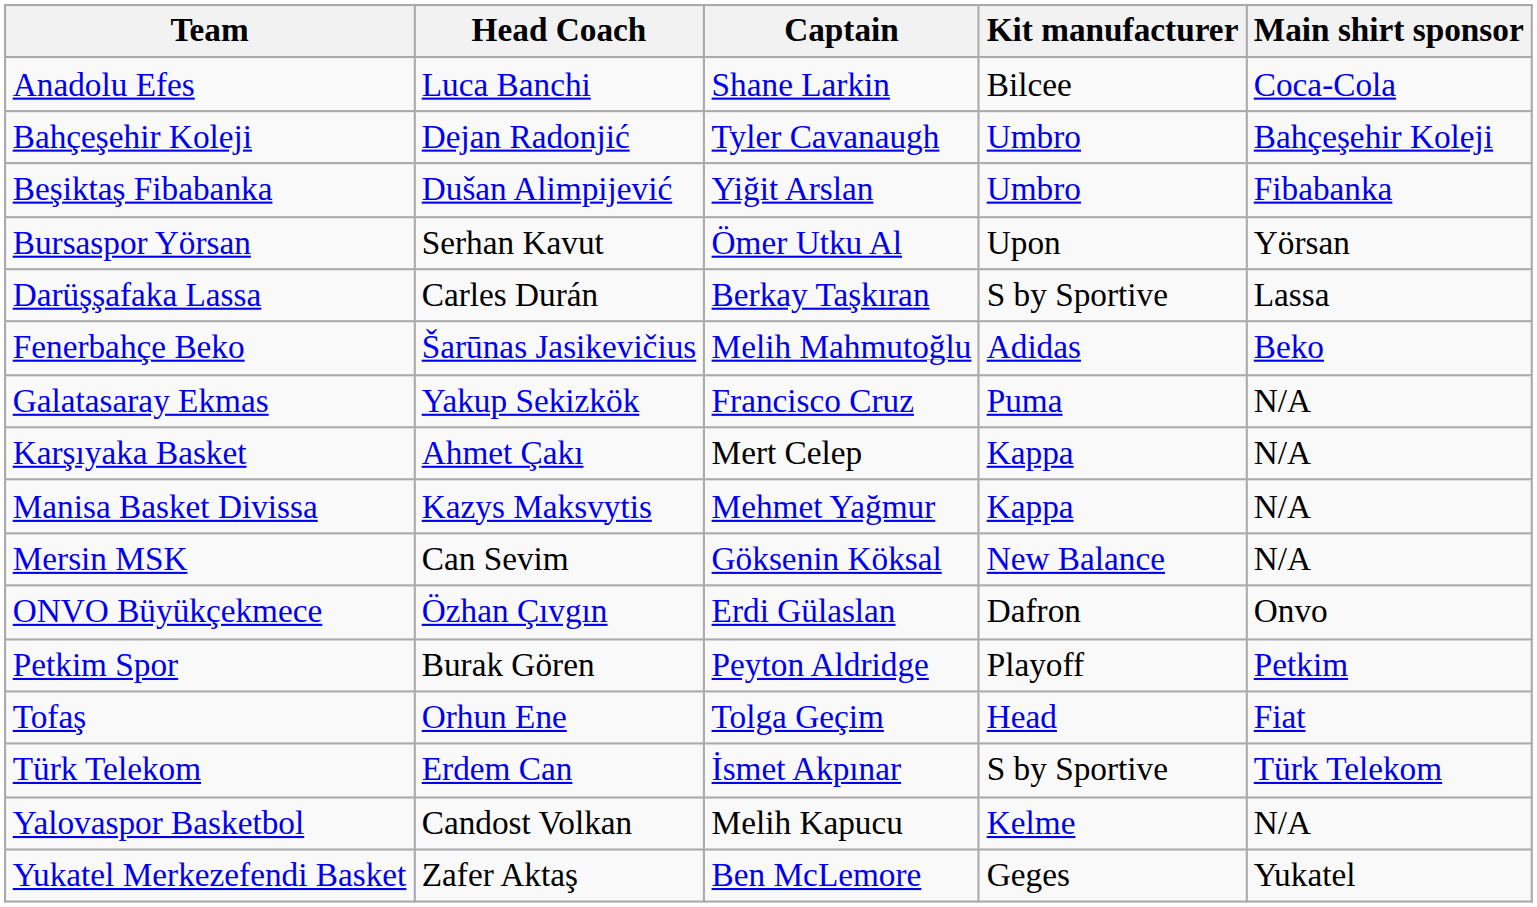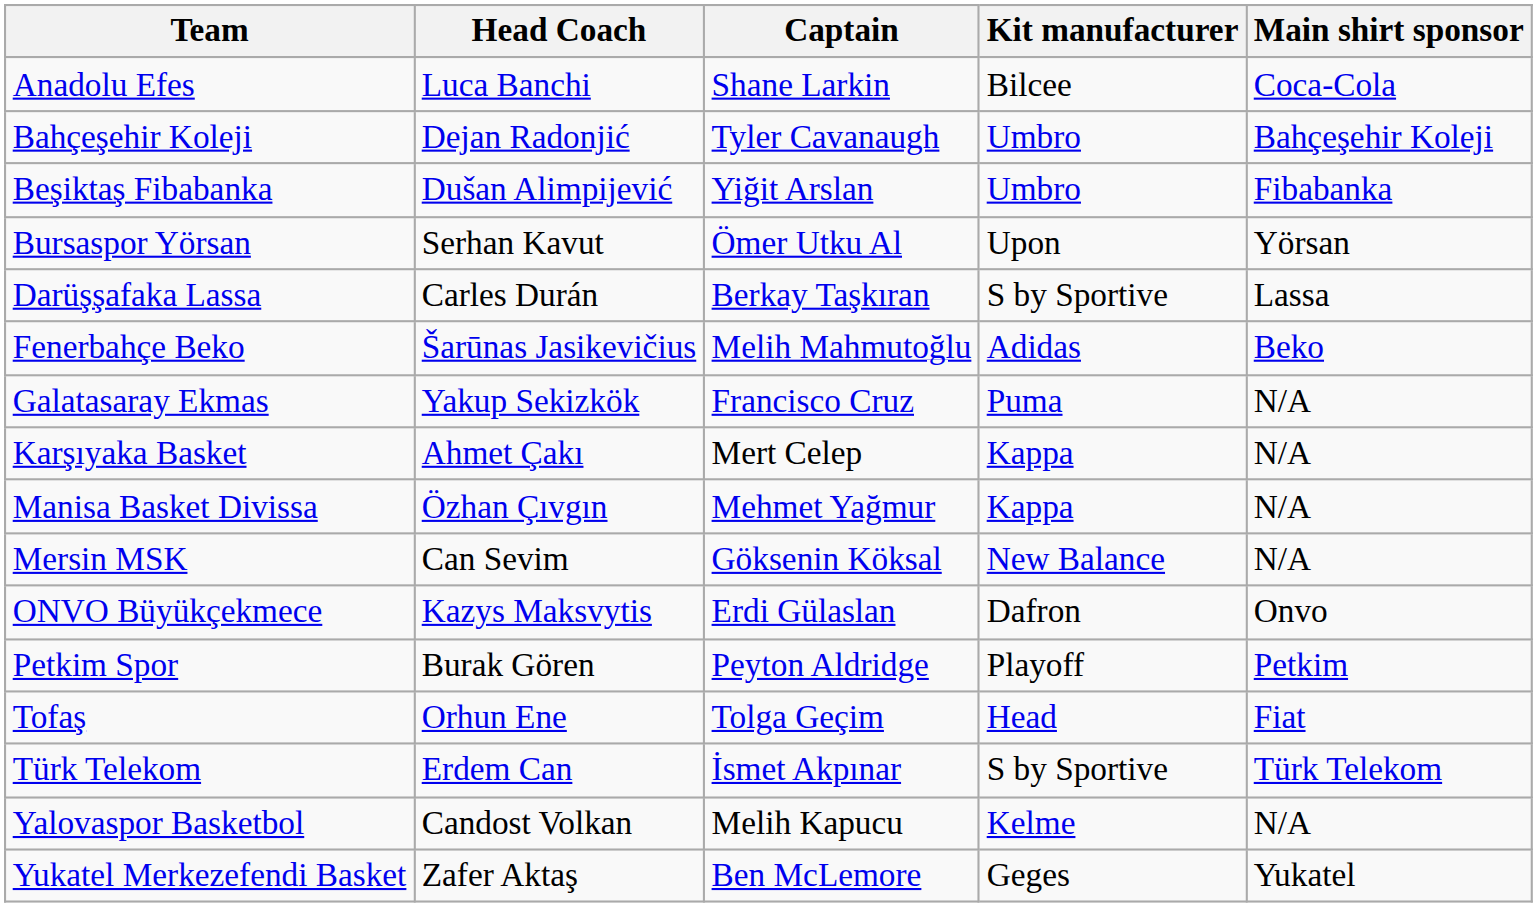(537, 505) Kazys Maksvytis -> (515, 505) Özhan Çıvgın
(515, 611) Özhan Çıvgın -> (537, 611) Kazys Maksvytis
